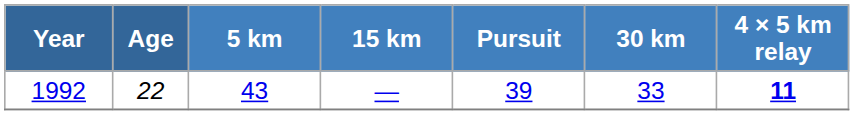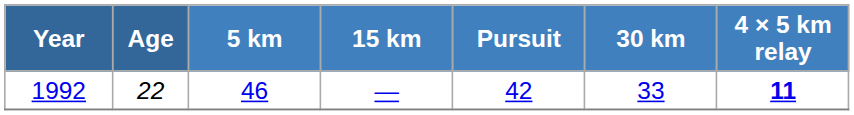(255, 90) 43 -> (255, 90) 46
(519, 90) 39 -> (519, 90) 42
